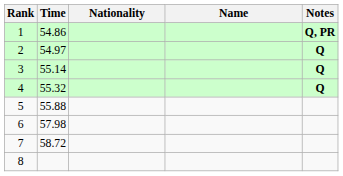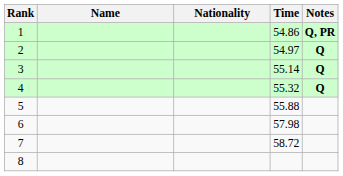columns swapped: (234, 13) <-> (53, 13)
